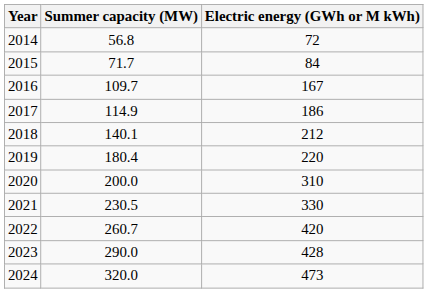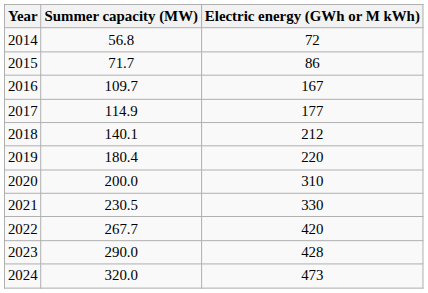(312, 63) 84 -> (312, 63) 86
(312, 110) 186 -> (312, 110) 177
(121, 228) 260.7 -> (121, 228) 267.7
